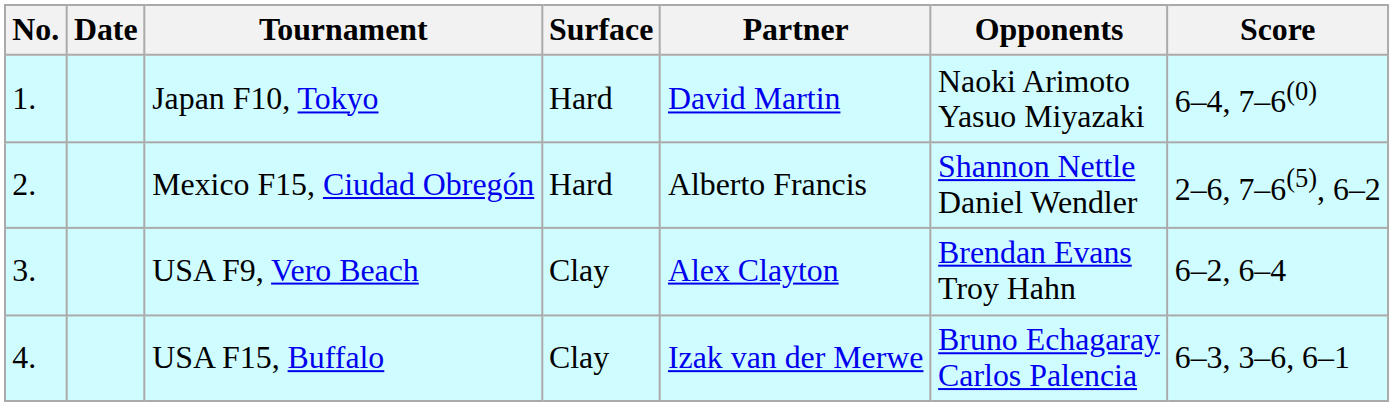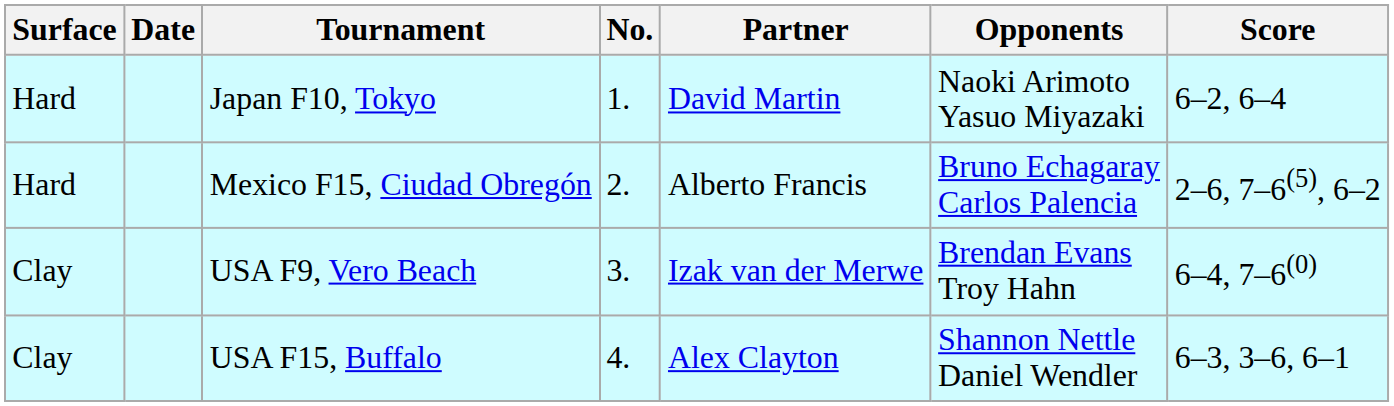columns swapped: (36, 29) <-> (601, 29)
(1246, 98) 6–4, 7–6(0) -> (1230, 98) 6–2, 6–4
(1038, 184) Shannon Nettle Daniel Wendler -> (1049, 184) Bruno Echagaray Carlos Palencia
(753, 270) Alex Clayton -> (796, 270) Izak van der Merwe
(1230, 270) 6–2, 6–4 -> (1246, 270) 6–4, 7–6(0)
(796, 357) Izak van der Merwe -> (753, 357) Alex Clayton
(1049, 357) Bruno Echagaray Carlos Palencia -> (1038, 357) Shannon Nettle Daniel Wendler
